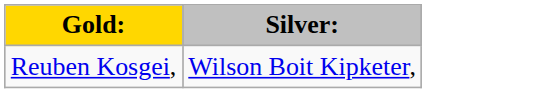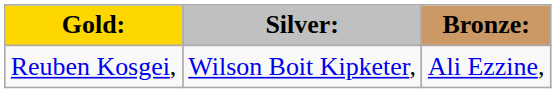+ column: (486, 25)
